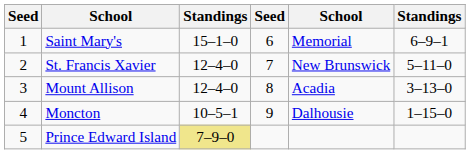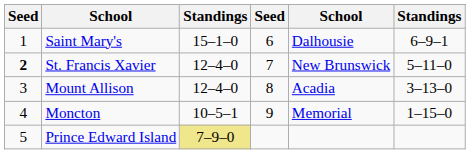(322, 40) Memorial -> (323, 40) Dalhousie
(23, 64) normal -> (23, 64) bold
(323, 112) Dalhousie -> (322, 112) Memorial
